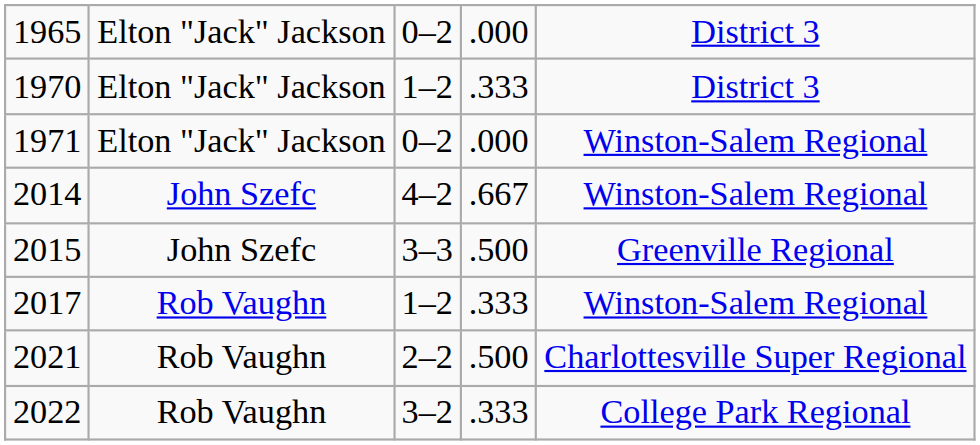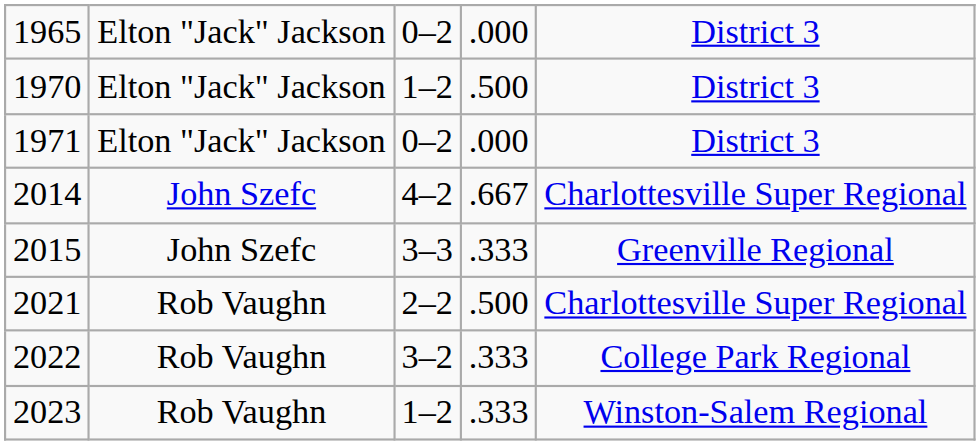(499, 85) .333 -> (499, 85) .500
(755, 140) Winston-Salem Regional -> (755, 140) District 3
(755, 194) Winston-Salem Regional -> (755, 194) Charlottesville Super Regional
(499, 248) .500 -> (499, 248) .333
- row: (47, 303)
+ row: (47, 411)
